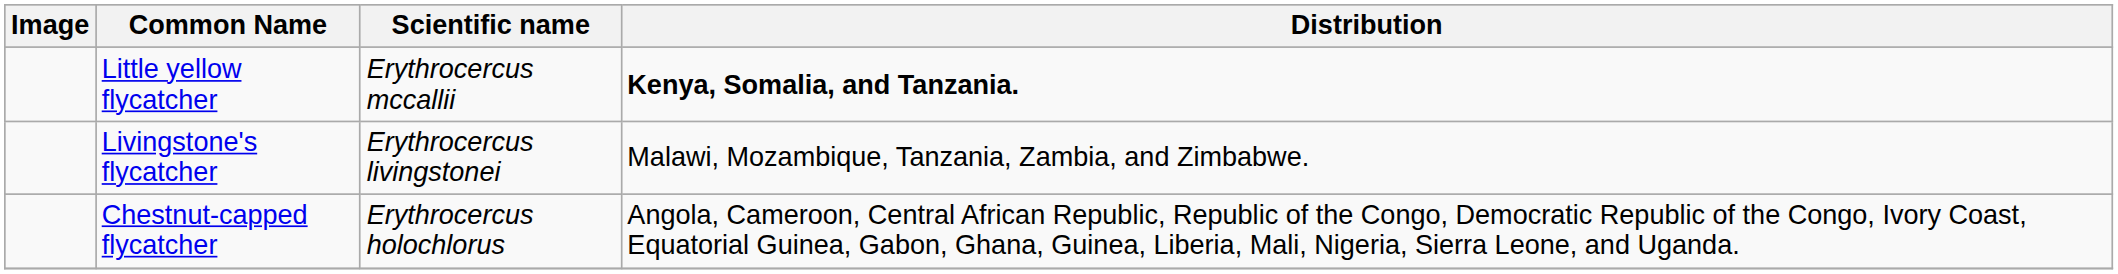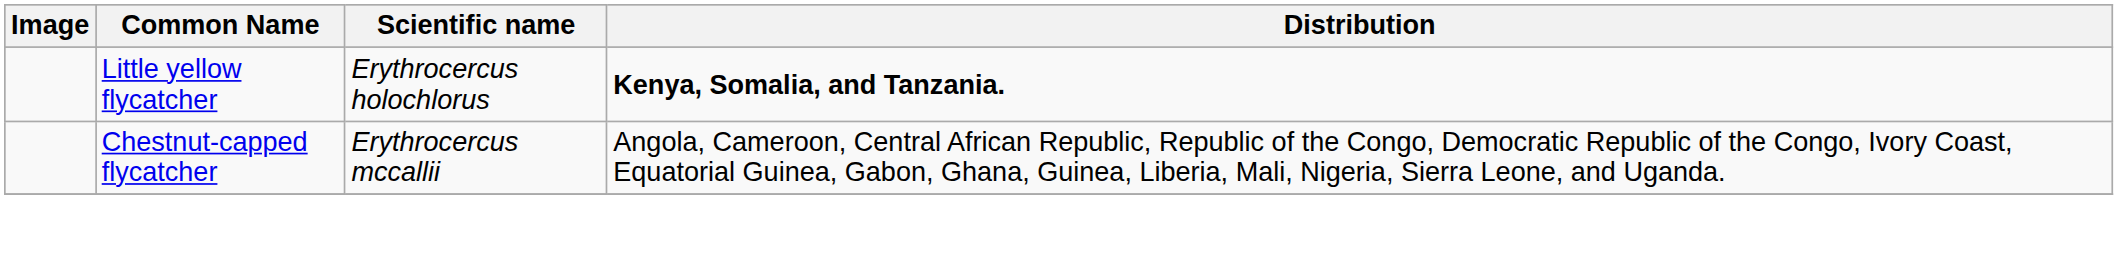(450, 84) Erythrocercus mccallii -> (435, 84) Erythrocercus holochlorus
- row: (179, 157)
(450, 230) Erythrocercus holochlorus -> (435, 157) Erythrocercus mccallii
